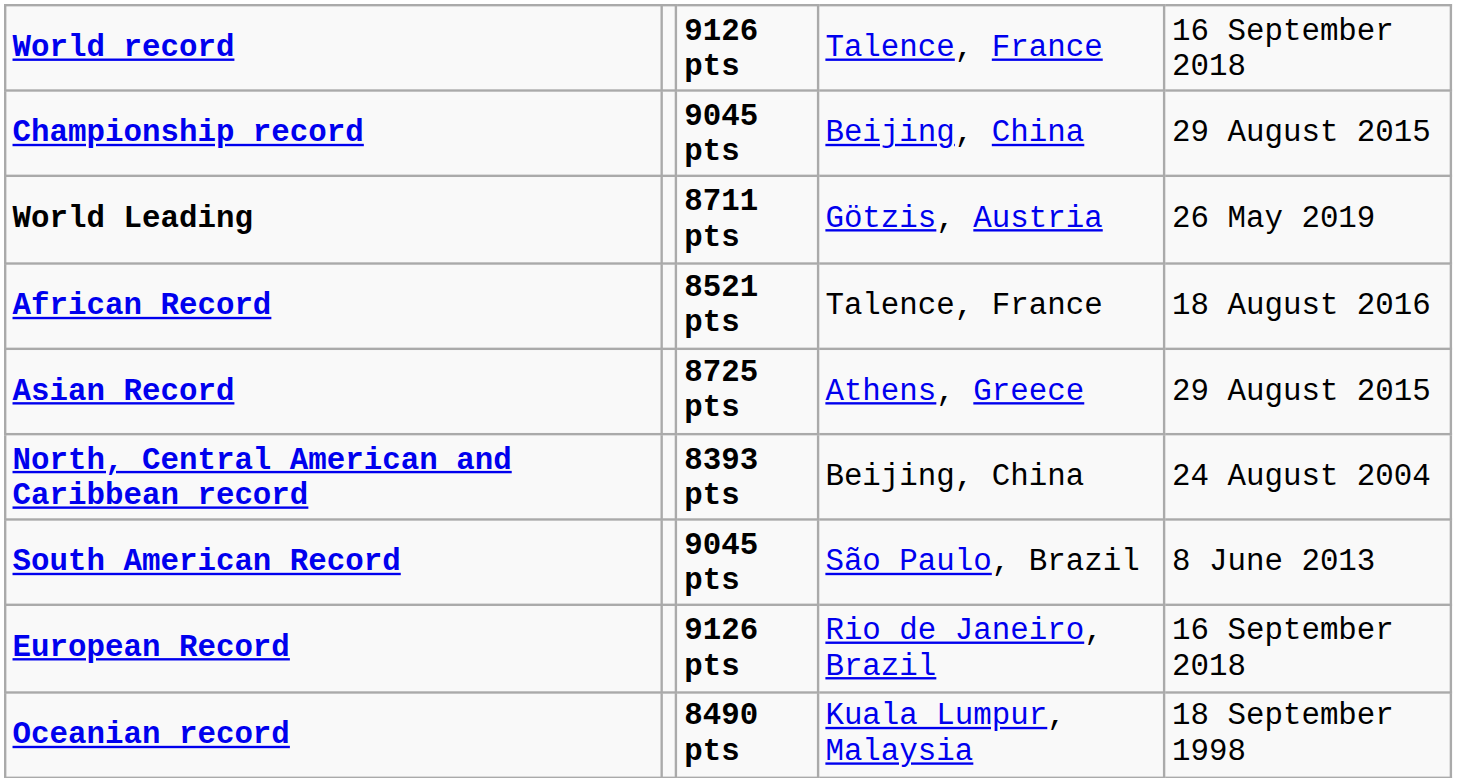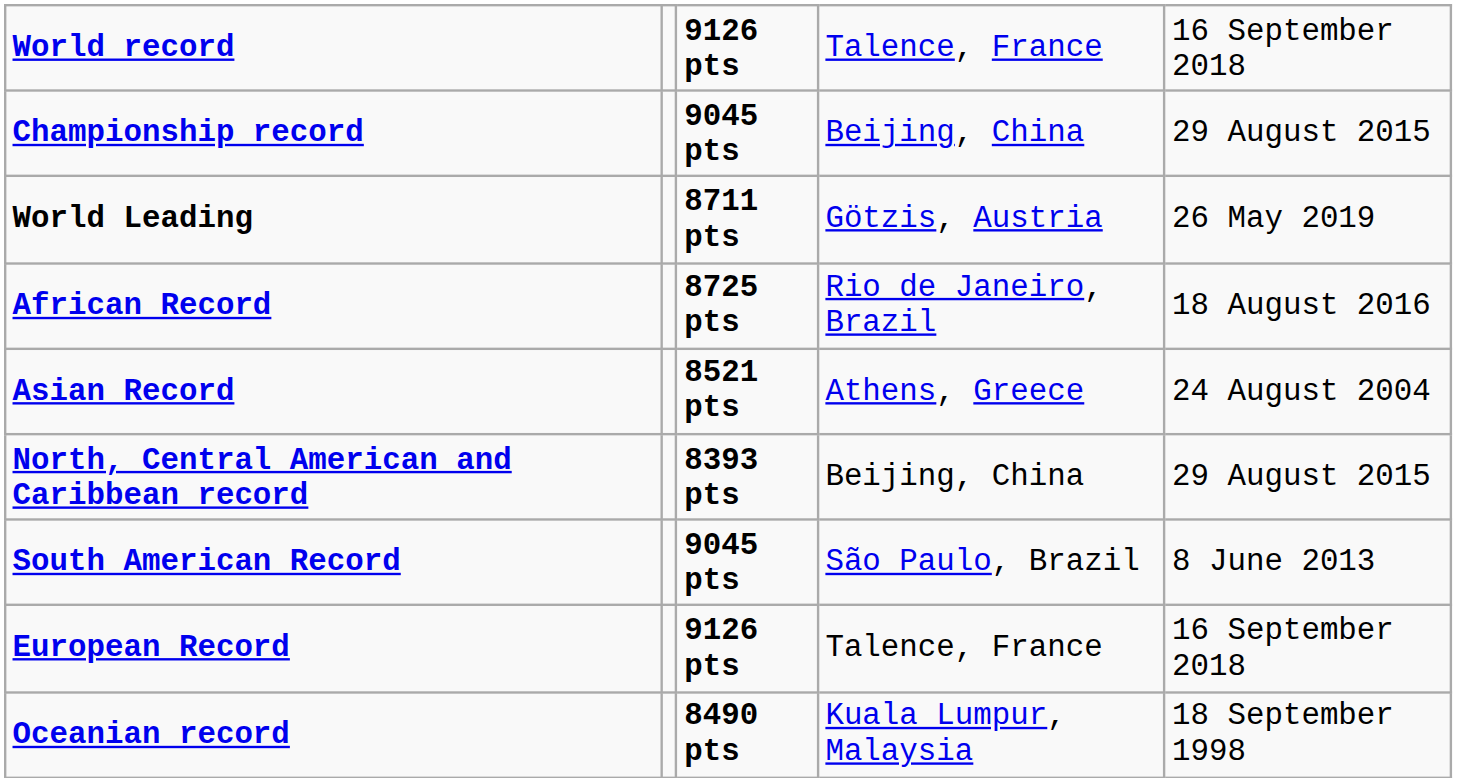(721, 305) 8521 pts -> (721, 305) 8725 pts
(964, 305) Talence, France -> (964, 305) Rio de Janeiro, Brazil
(721, 391) 8725 pts -> (721, 391) 8521 pts
(1301, 391) 29 August 2015 -> (1301, 391) 24 August 2004
(1301, 477) 24 August 2004 -> (1301, 477) 29 August 2015
(964, 648) Rio de Janeiro, Brazil -> (964, 648) Talence, France
